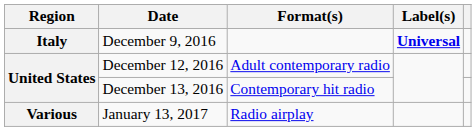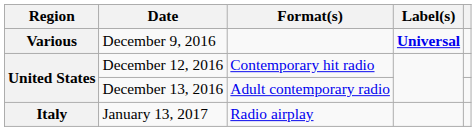(52, 41) Italy -> (52, 41) Various
(310, 65) Adult contemporary radio -> (302, 65) Contemporary hit radio
(302, 89) Contemporary hit radio -> (310, 89) Adult contemporary radio
(52, 114) Various -> (52, 114) Italy
